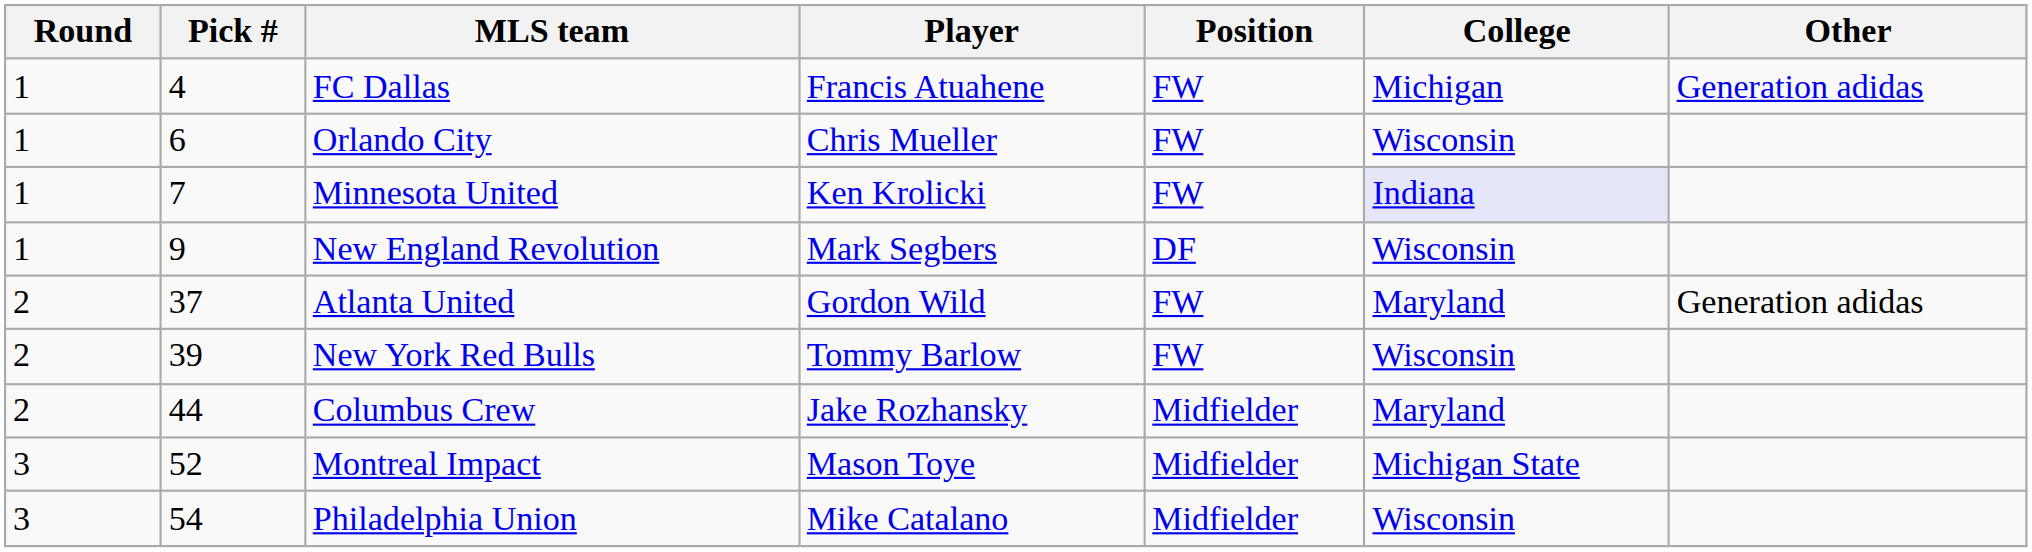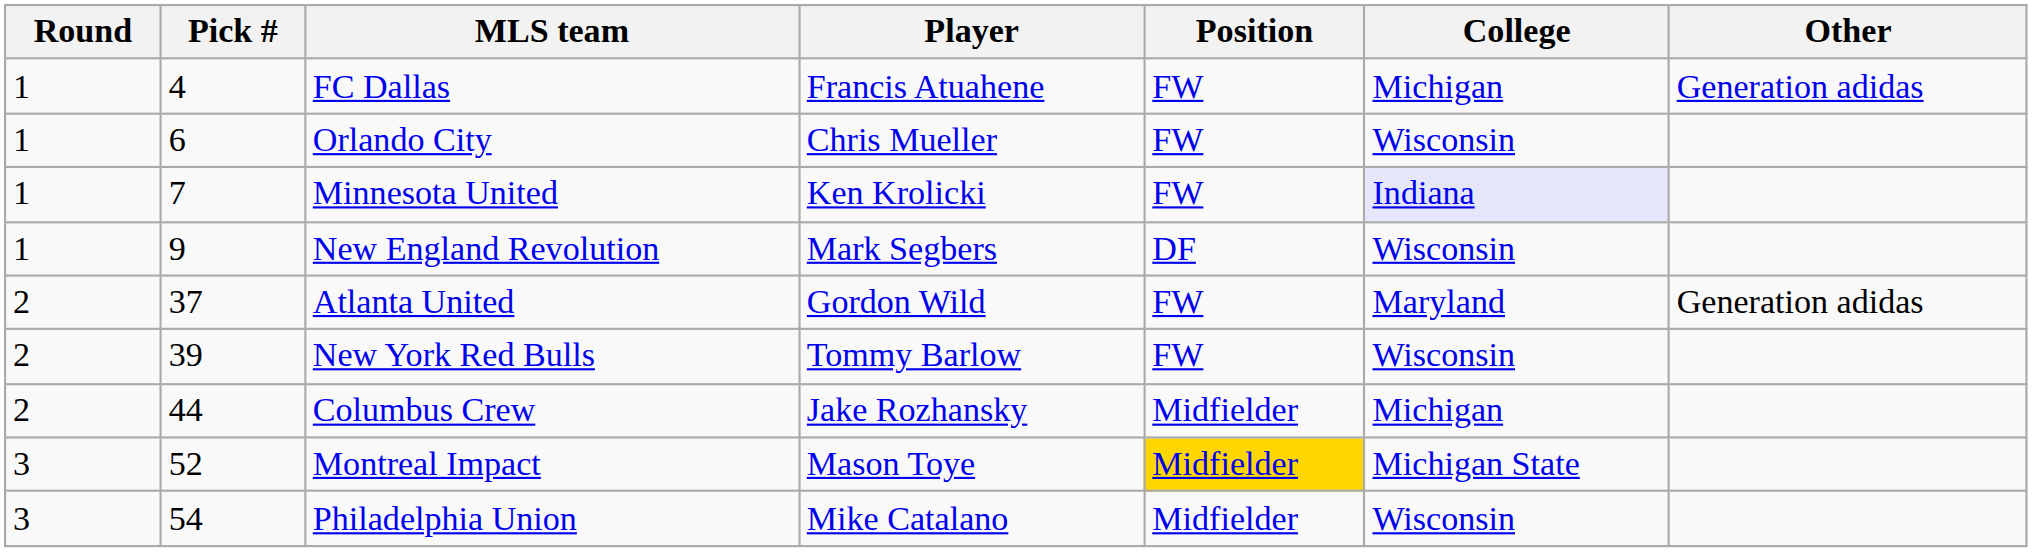(1439, 409) Maryland -> (1438, 409) Michigan
(1225, 463) no background -> (1225, 463) gold background
